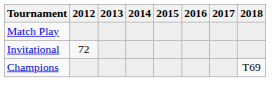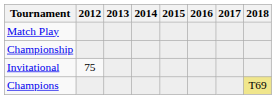+ row: (40, 49)
(84, 49) 72 -> (90, 67) 75
(251, 67) no background -> (258, 85) khaki background
